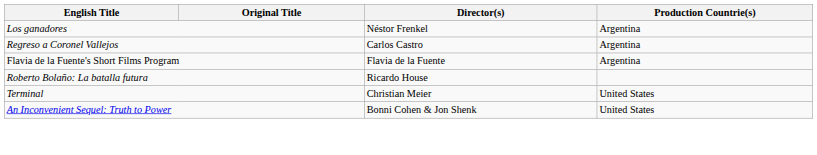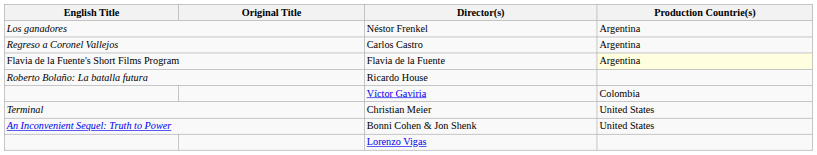(620, 61) no background -> (620, 61) lightyellow background
+ row: (396, 93)
+ row: (397, 142)
